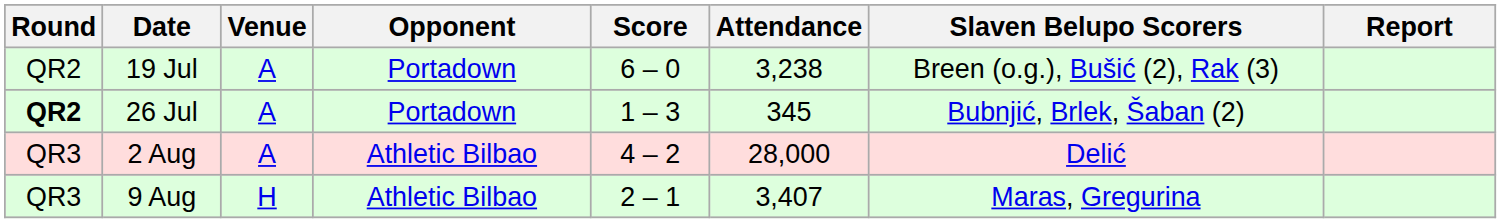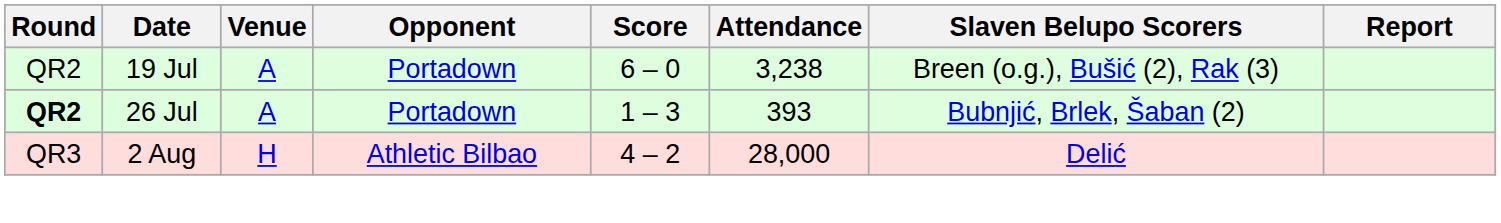(789, 112) 345 -> (789, 112) 393
(267, 154) A -> (267, 154) H
- row: (162, 197)
